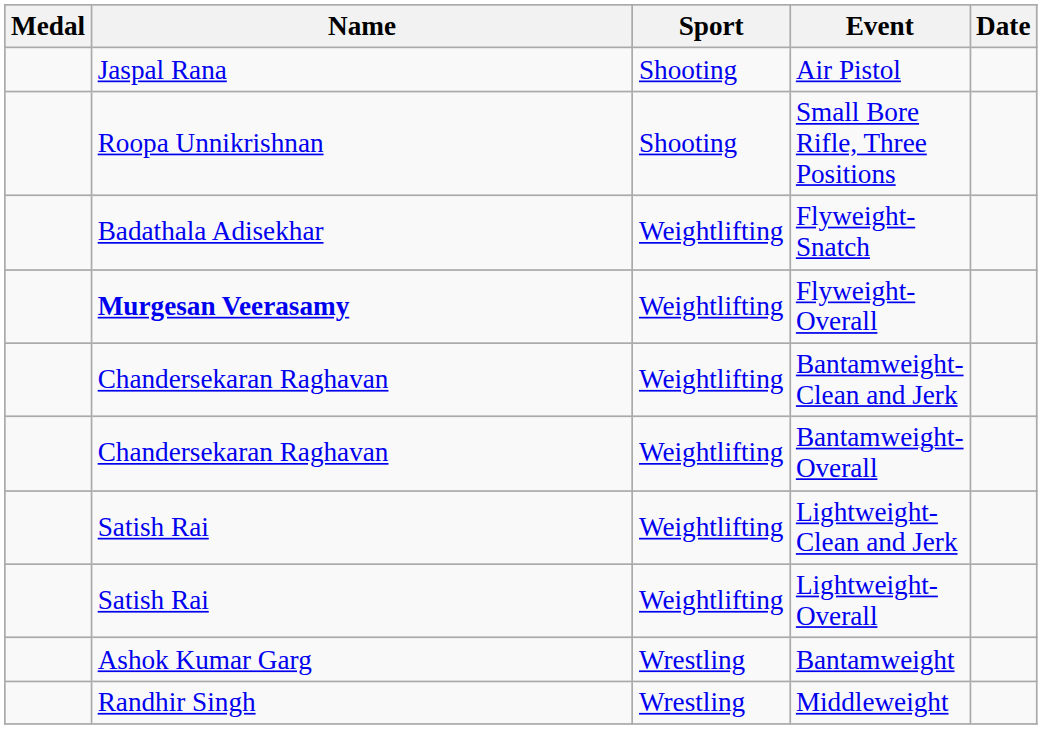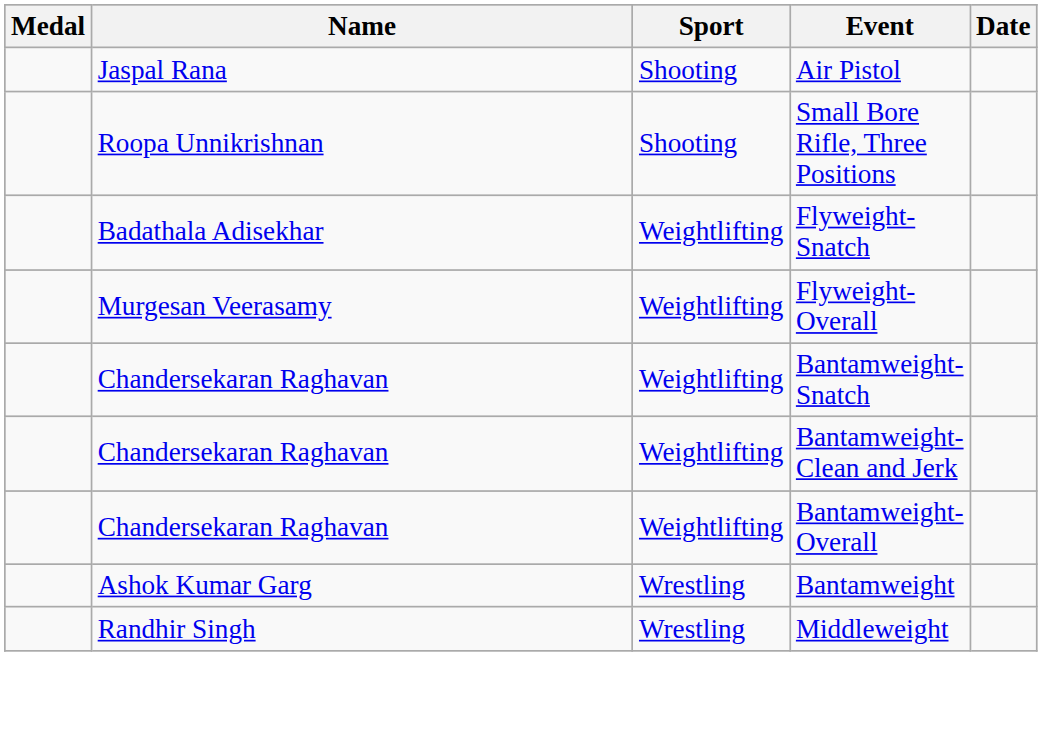(223, 305) bold -> (215, 305) normal
+ row: (880, 379)
- row: (877, 526)
- row: (867, 600)
